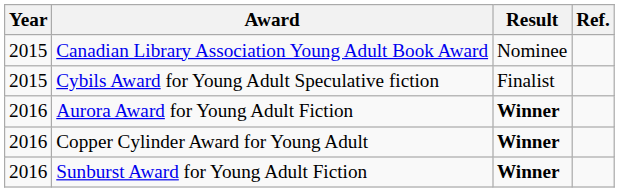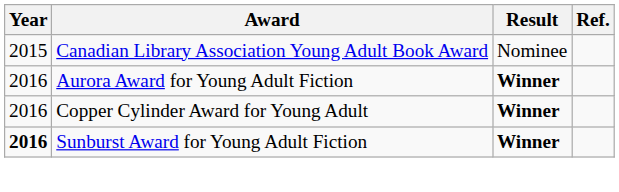- row: (248, 80)
(28, 171) normal -> (28, 141) bold
